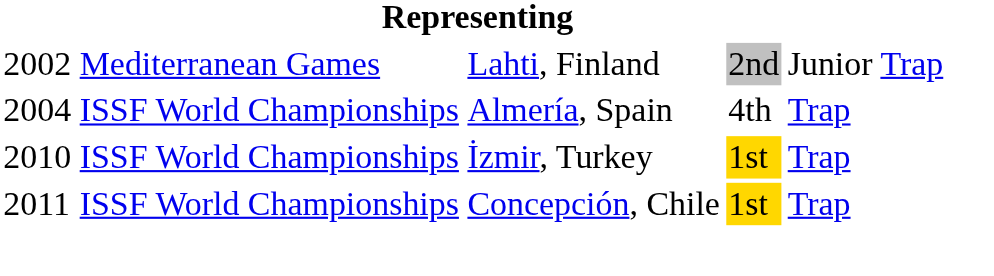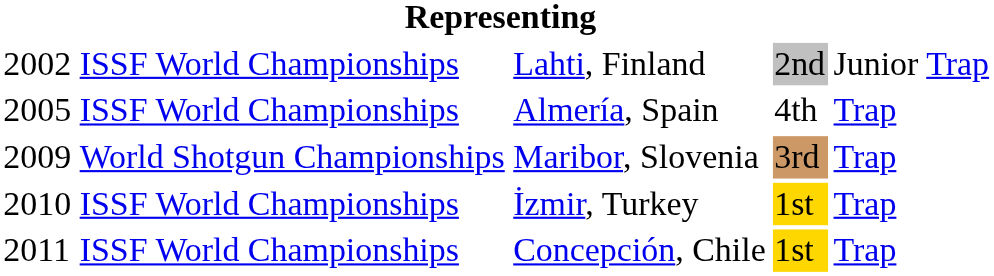(230, 63) Mediterranean Games -> (269, 63) ISSF World Championships
(37, 110) 2004 -> (37, 110) 2005
+ row: (636, 156)
